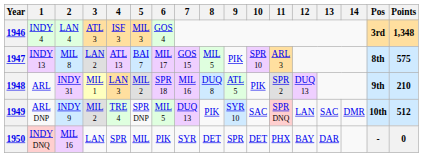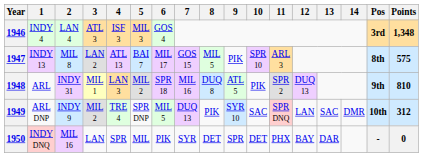(404, 86) 210 -> (404, 86) 810
(404, 113) 512 -> (404, 113) 312
